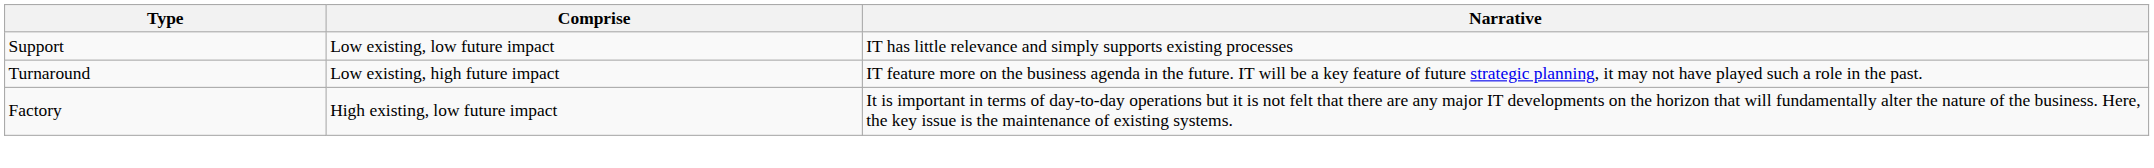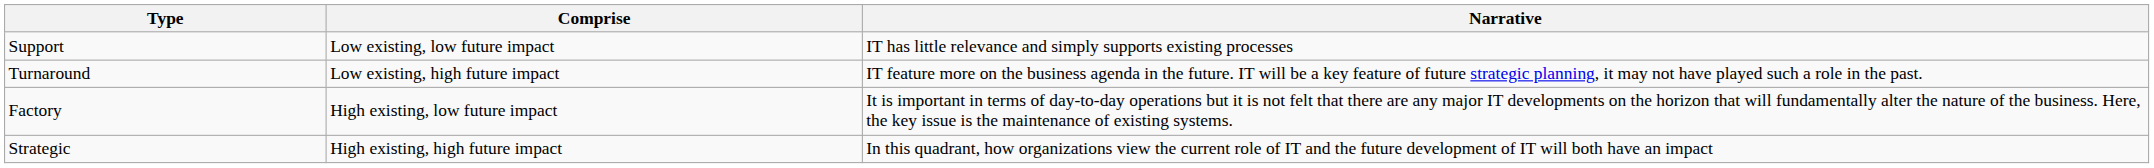+ row: (40, 148)
